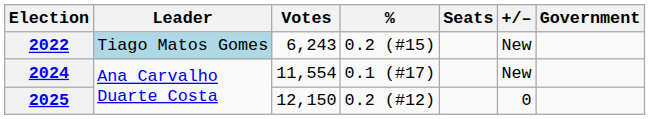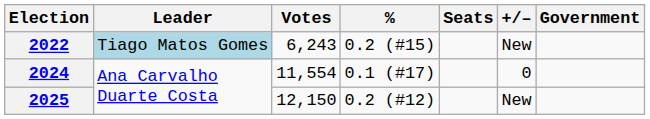(517, 73) New -> (527, 73) 0
(527, 100) 0 -> (517, 100) New
